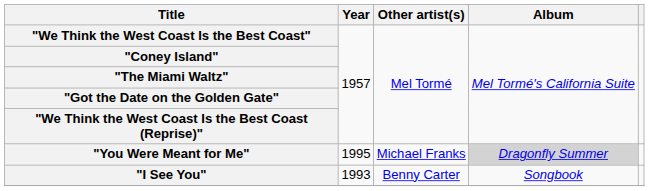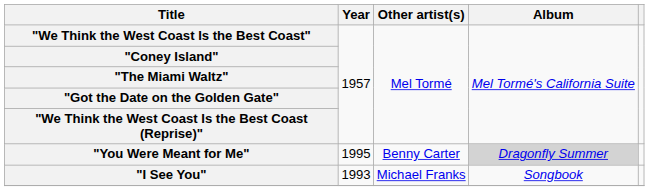(421, 154) Michael Franks -> (421, 154) Benny Carter
(421, 175) Benny Carter -> (421, 175) Michael Franks
